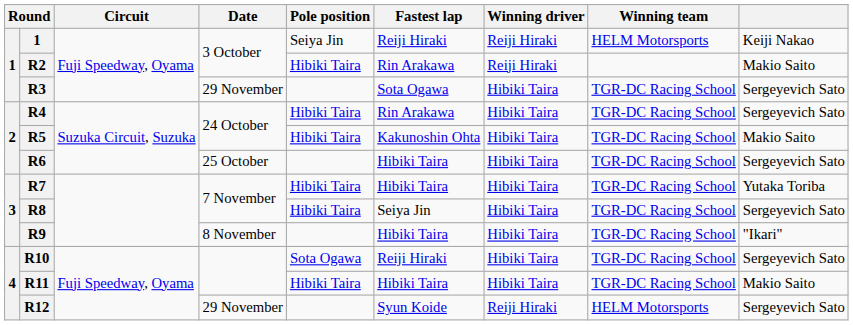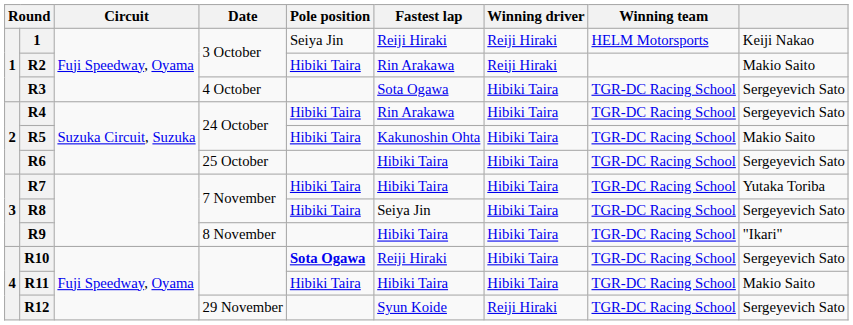(243, 88) 29 November -> (232, 88) 4 October
(326, 258) normal -> (328, 258) bold
(650, 307) HELM Motorsports -> (664, 307) TGR-DC Racing School
